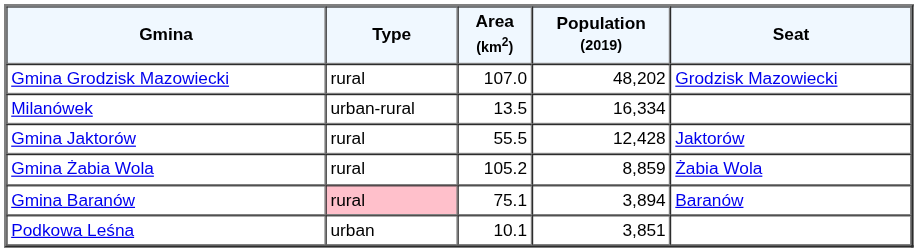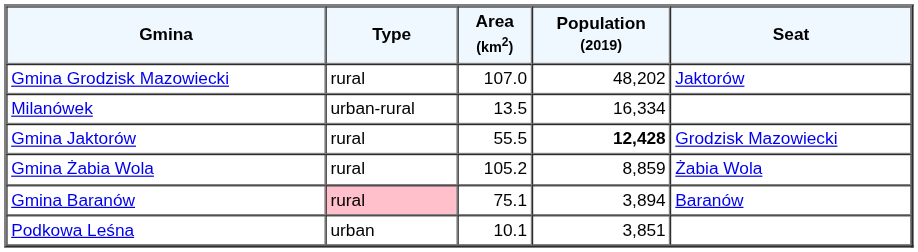(756, 78) Grodzisk Mazowiecki -> (710, 78) Jaktorów
(639, 139) normal -> (639, 139) bold
(710, 139) Jaktorów -> (756, 139) Grodzisk Mazowiecki
